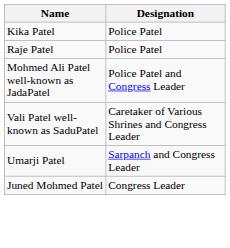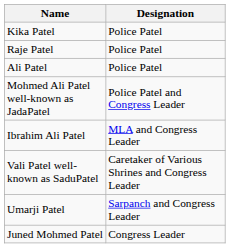+ row: (27, 67)
+ row: (46, 135)
